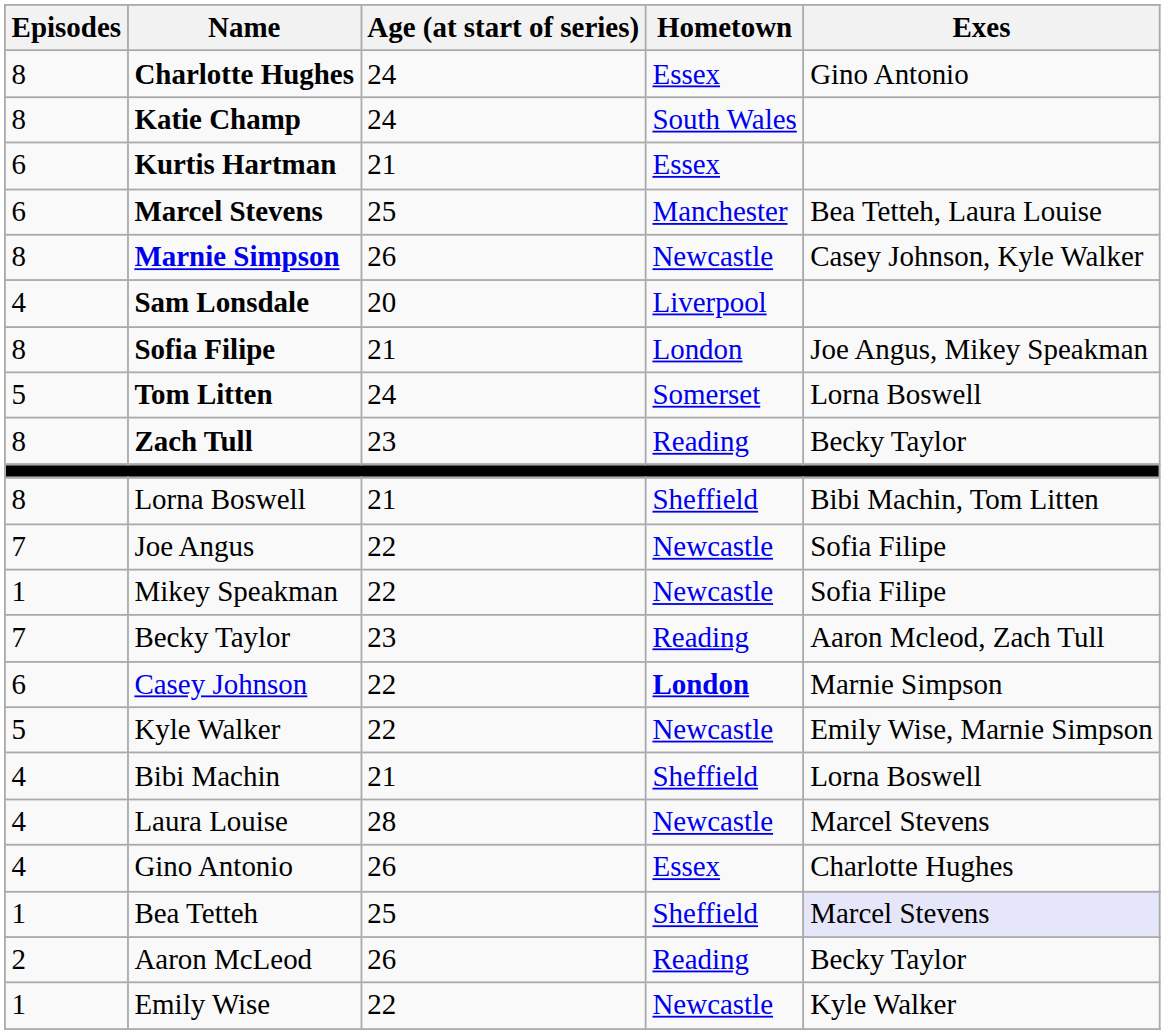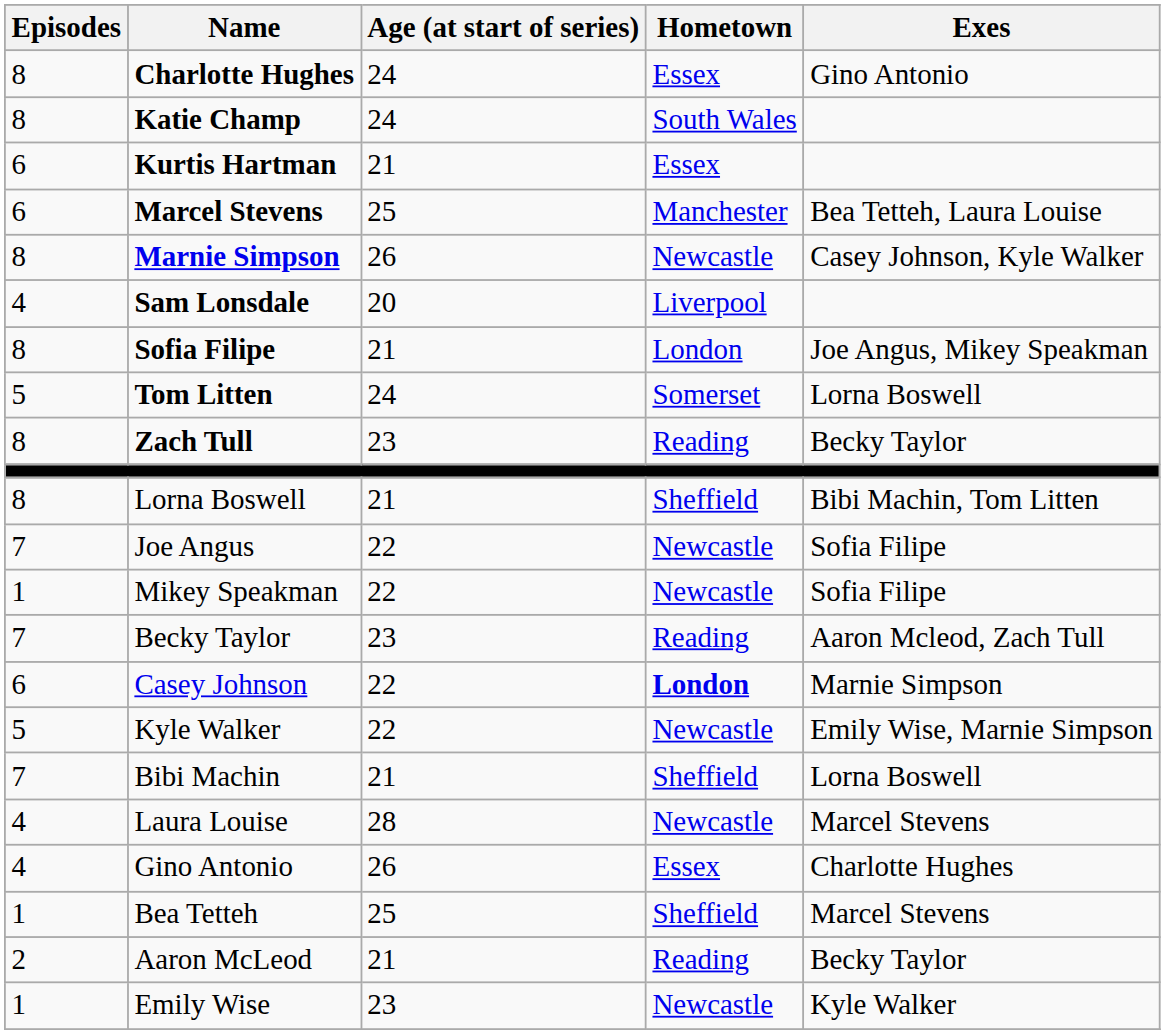(19, 775) 4 -> (19, 775) 7
(900, 913) lavender background -> (900, 913) no background
(382, 959) 26 -> (382, 959) 21
(382, 1005) 22 -> (382, 1005) 23
